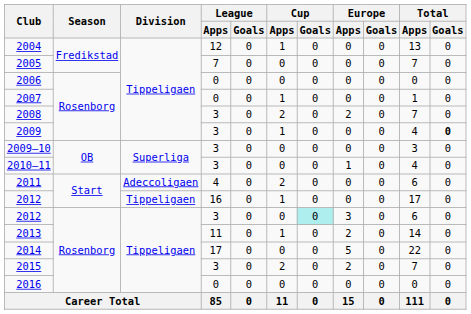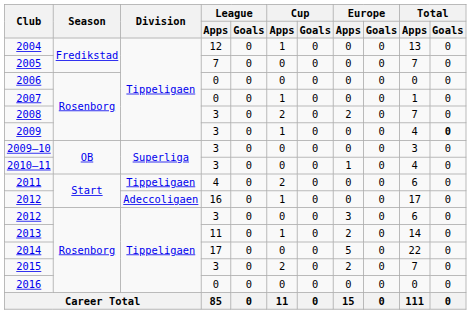(161, 182) Adeccoligaen -> (161, 182) Tippeligaen
(161, 199) Tippeligaen -> (161, 199) Adeccoligaen
(315, 216) paleturquoise background -> (315, 216) no background
